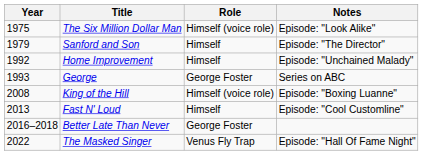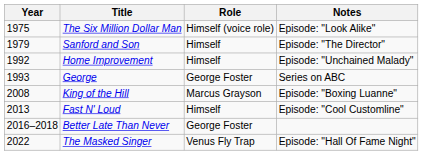(230, 93) Himself (voice role) -> (224, 93) Marcus Grayson
